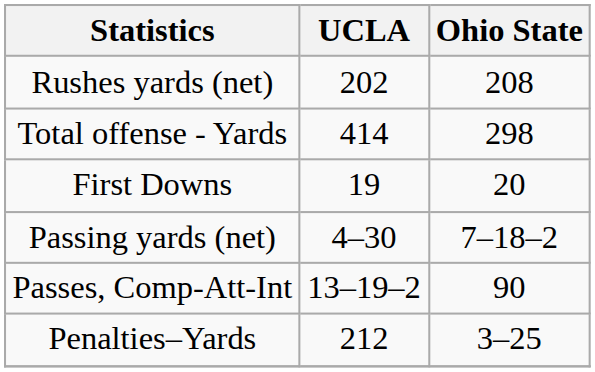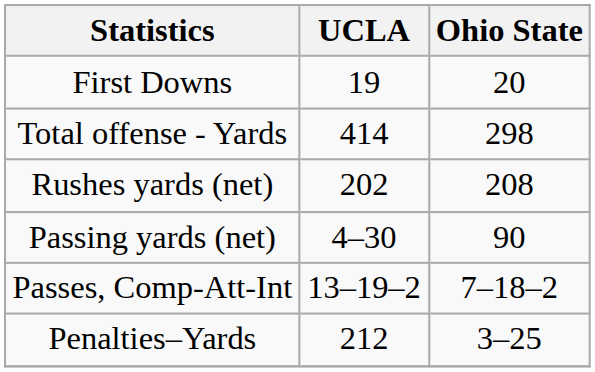rows swapped: (152, 184) <-> (152, 81)
(509, 236) 7–18–2 -> (509, 236) 90
(509, 287) 90 -> (509, 287) 7–18–2
